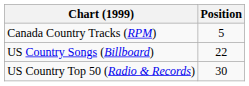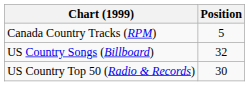(221, 52) 22 -> (221, 52) 32
